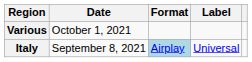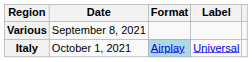(91, 30) October 1, 2021 -> (99, 30) September 8, 2021
(99, 48) September 8, 2021 -> (91, 48) October 1, 2021
